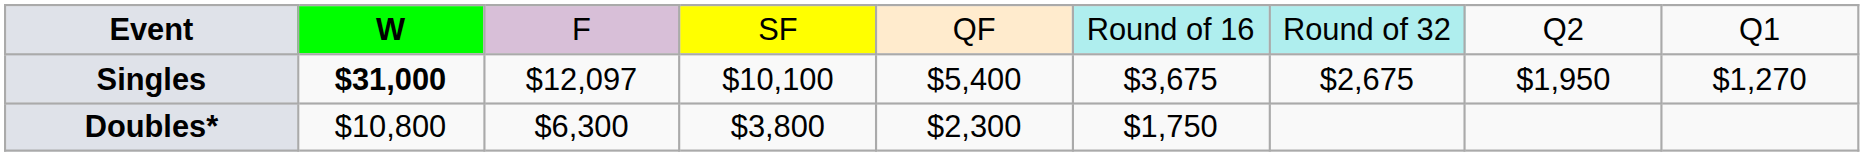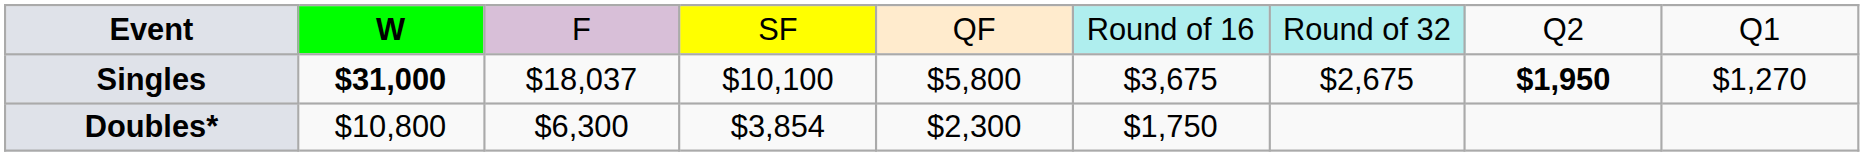(582, 78) $12,097 -> (582, 78) $18,037
(974, 78) $5,400 -> (974, 78) $5,800
(1563, 78) normal -> (1563, 78) bold
(778, 127) $3,800 -> (778, 127) $3,854
